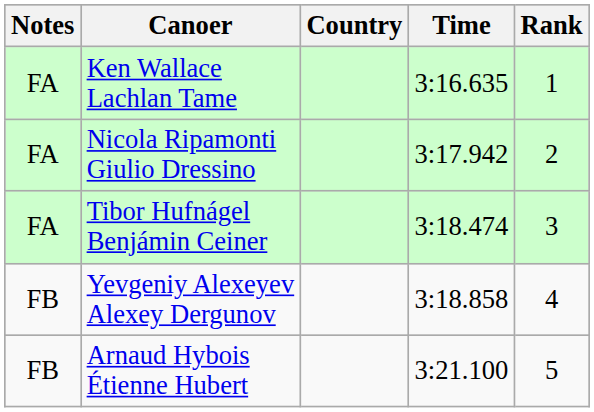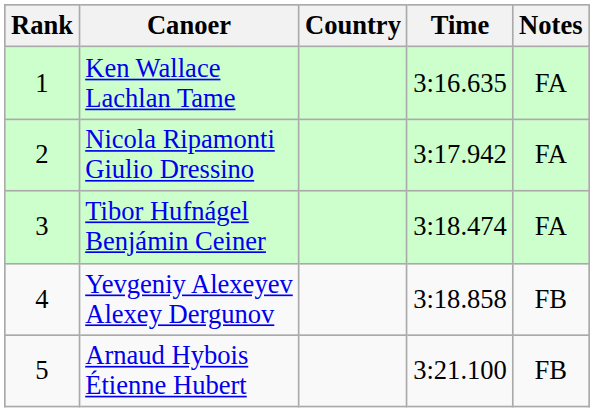columns swapped: (552, 25) <-> (43, 25)
